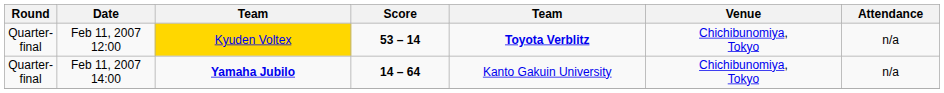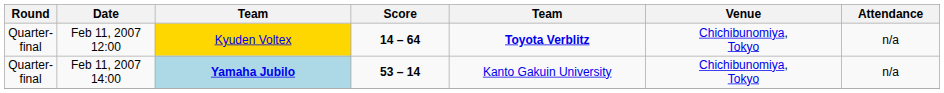(400, 39) 53 – 14 -> (400, 39) 14 – 64
(253, 72) no background -> (253, 72) lightblue background
(400, 72) 14 – 64 -> (400, 72) 53 – 14
